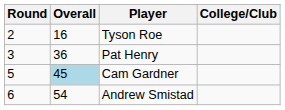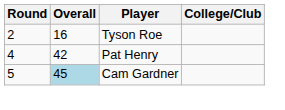(11, 54) 3 -> (11, 54) 4
(60, 54) 36 -> (60, 54) 42
- row: (148, 94)
